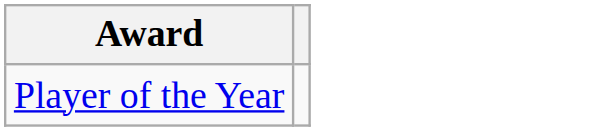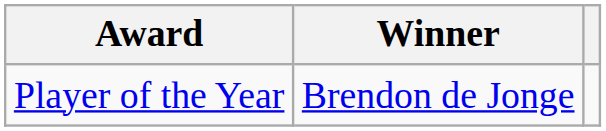+ column: (438, 34)
